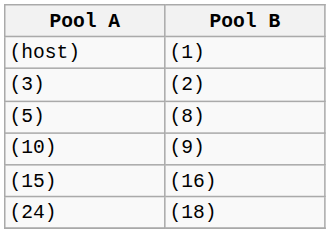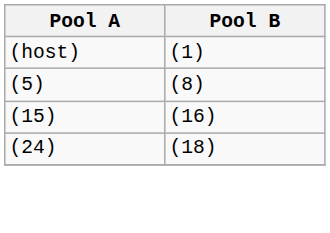- row: (27, 85)
- row: (33, 149)
